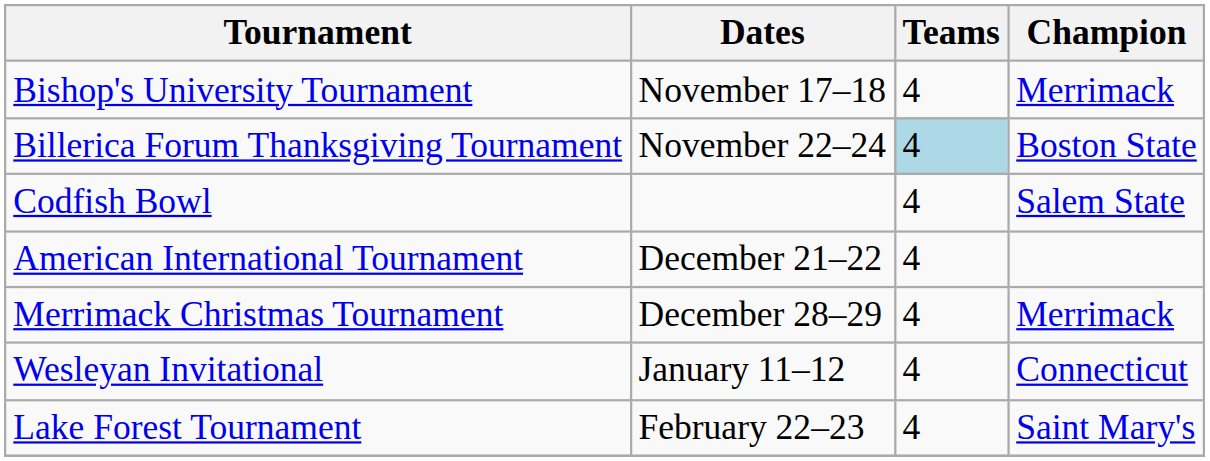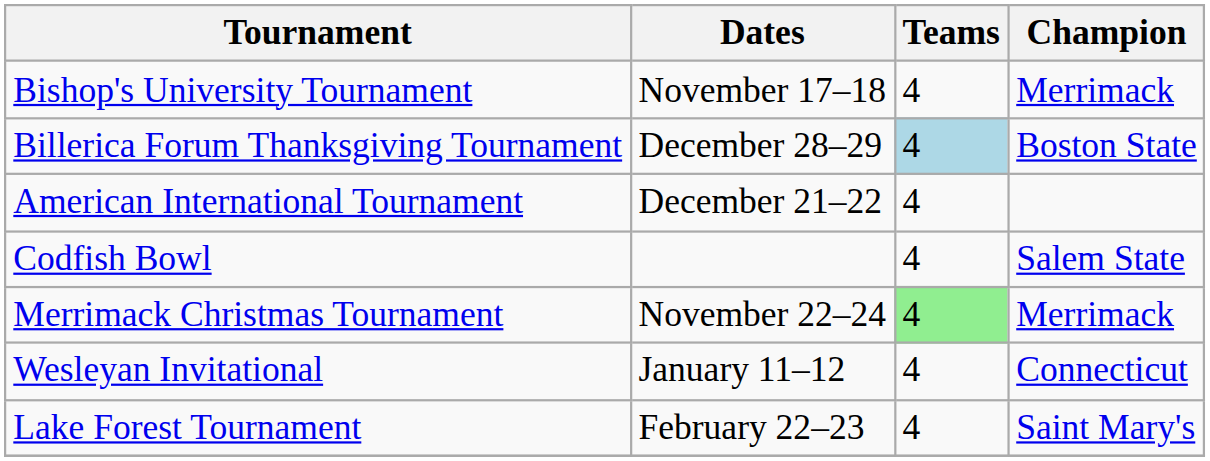(762, 145) November 22–24 -> (760, 145) December 28–29
rows swapped: (268, 257) <-> (112, 201)
(760, 314) December 28–29 -> (762, 314) November 22–24
(911, 314) no background -> (911, 314) lightgreen background
